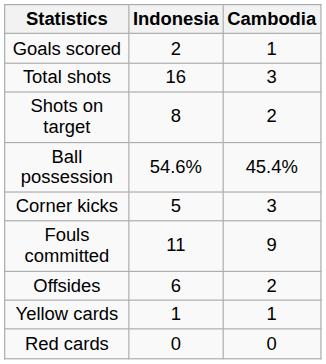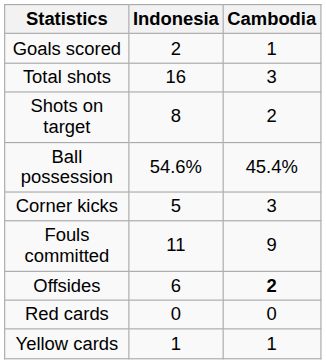(272, 285) normal -> (272, 285) bold
rows swapped: (67, 314) <-> (67, 343)
